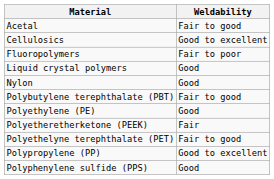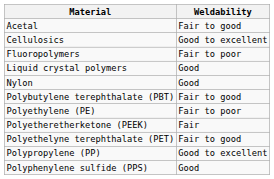(189, 111) Good -> (210, 111) Fair to poor
